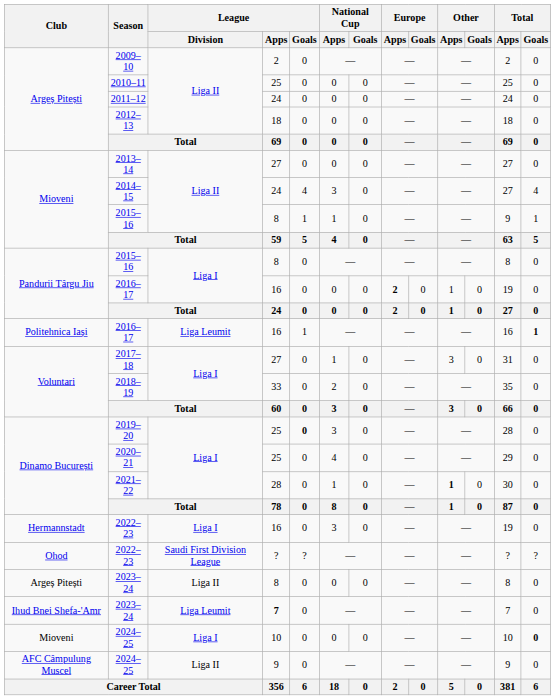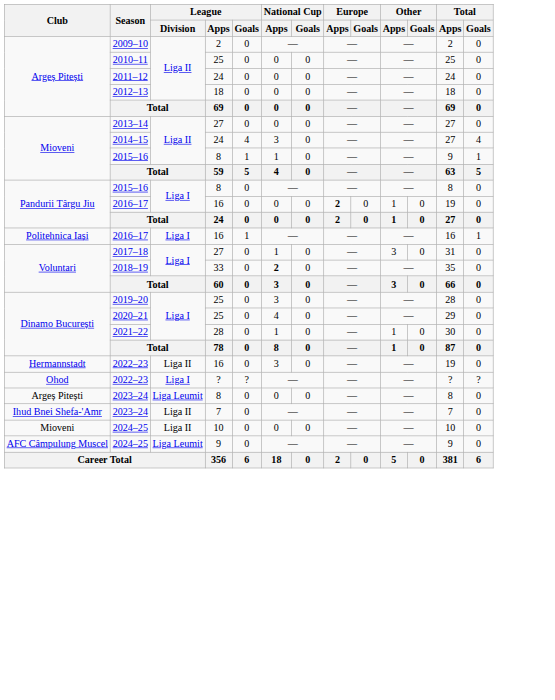(205, 332) Liga Leumit -> (178, 236) Liga I
(536, 332) bold -> (478, 236) normal
(334, 387) normal -> (276, 268) bold
(304, 430) bold -> (247, 300) normal
(451, 485) bold -> (394, 332) normal
(205, 528) Liga I -> (178, 364) Liga II
(205, 555) Saudi First Division League -> (178, 380) Liga I
(205, 583) Liga II -> (178, 396) Liga Leumit
(205, 610) Liga Leumit -> (178, 412) Liga II
(276, 610) bold -> (219, 412) normal
(205, 637) Liga I -> (178, 428) Liga II
(536, 637) bold -> (478, 428) normal
(205, 665) Liga II -> (178, 444) Liga Leumit
